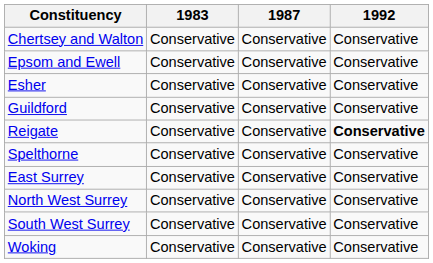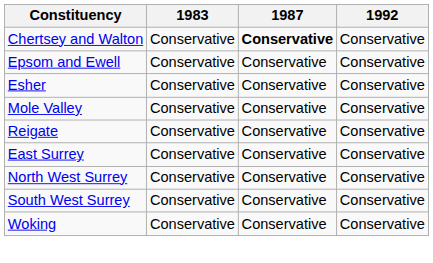(284, 39) normal -> (287, 39) bold
- row: (37, 108)
+ row: (45, 108)
(379, 131) bold -> (382, 131) normal
- row: (43, 154)
